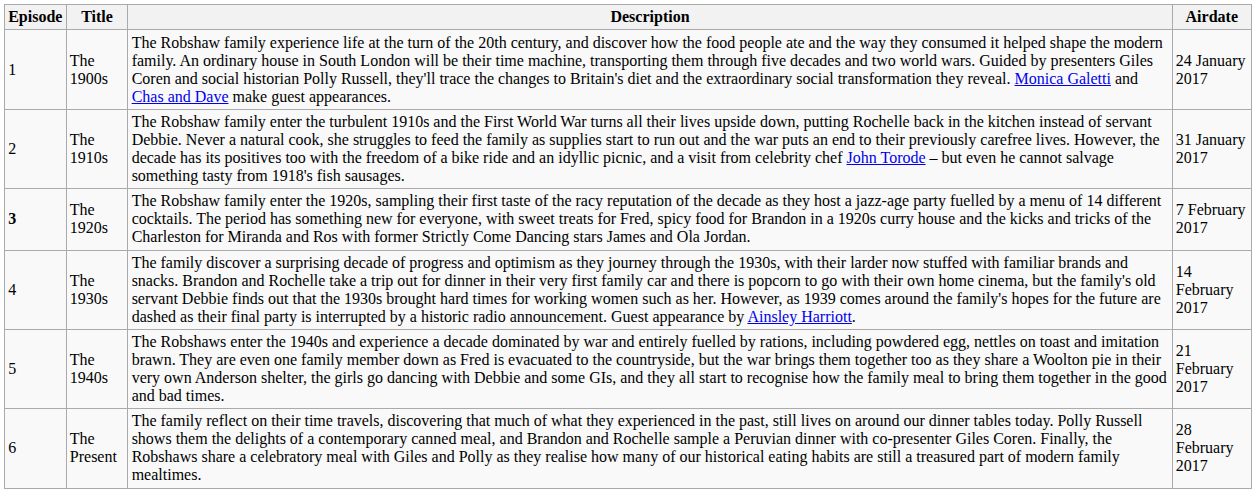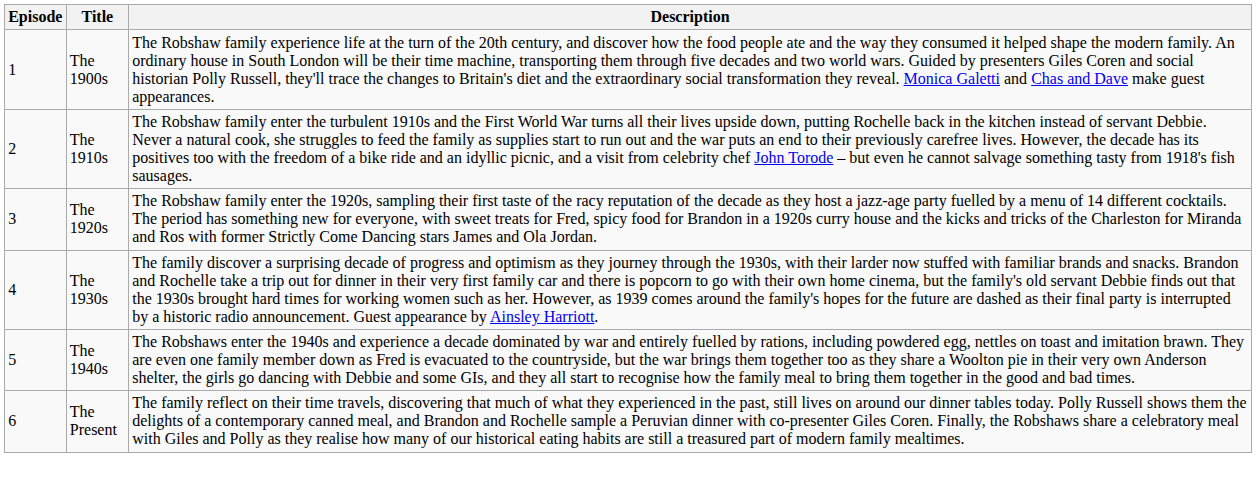- column: (1212, 17)
(12, 219) bold -> (12, 219) normal
